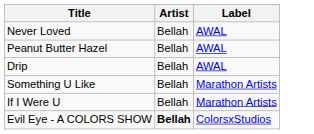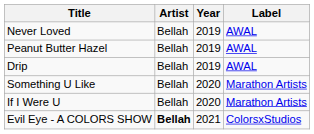+ column: (208, 13)
